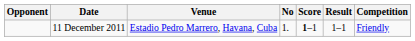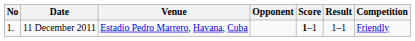columns swapped: (288, 12) <-> (27, 12)
